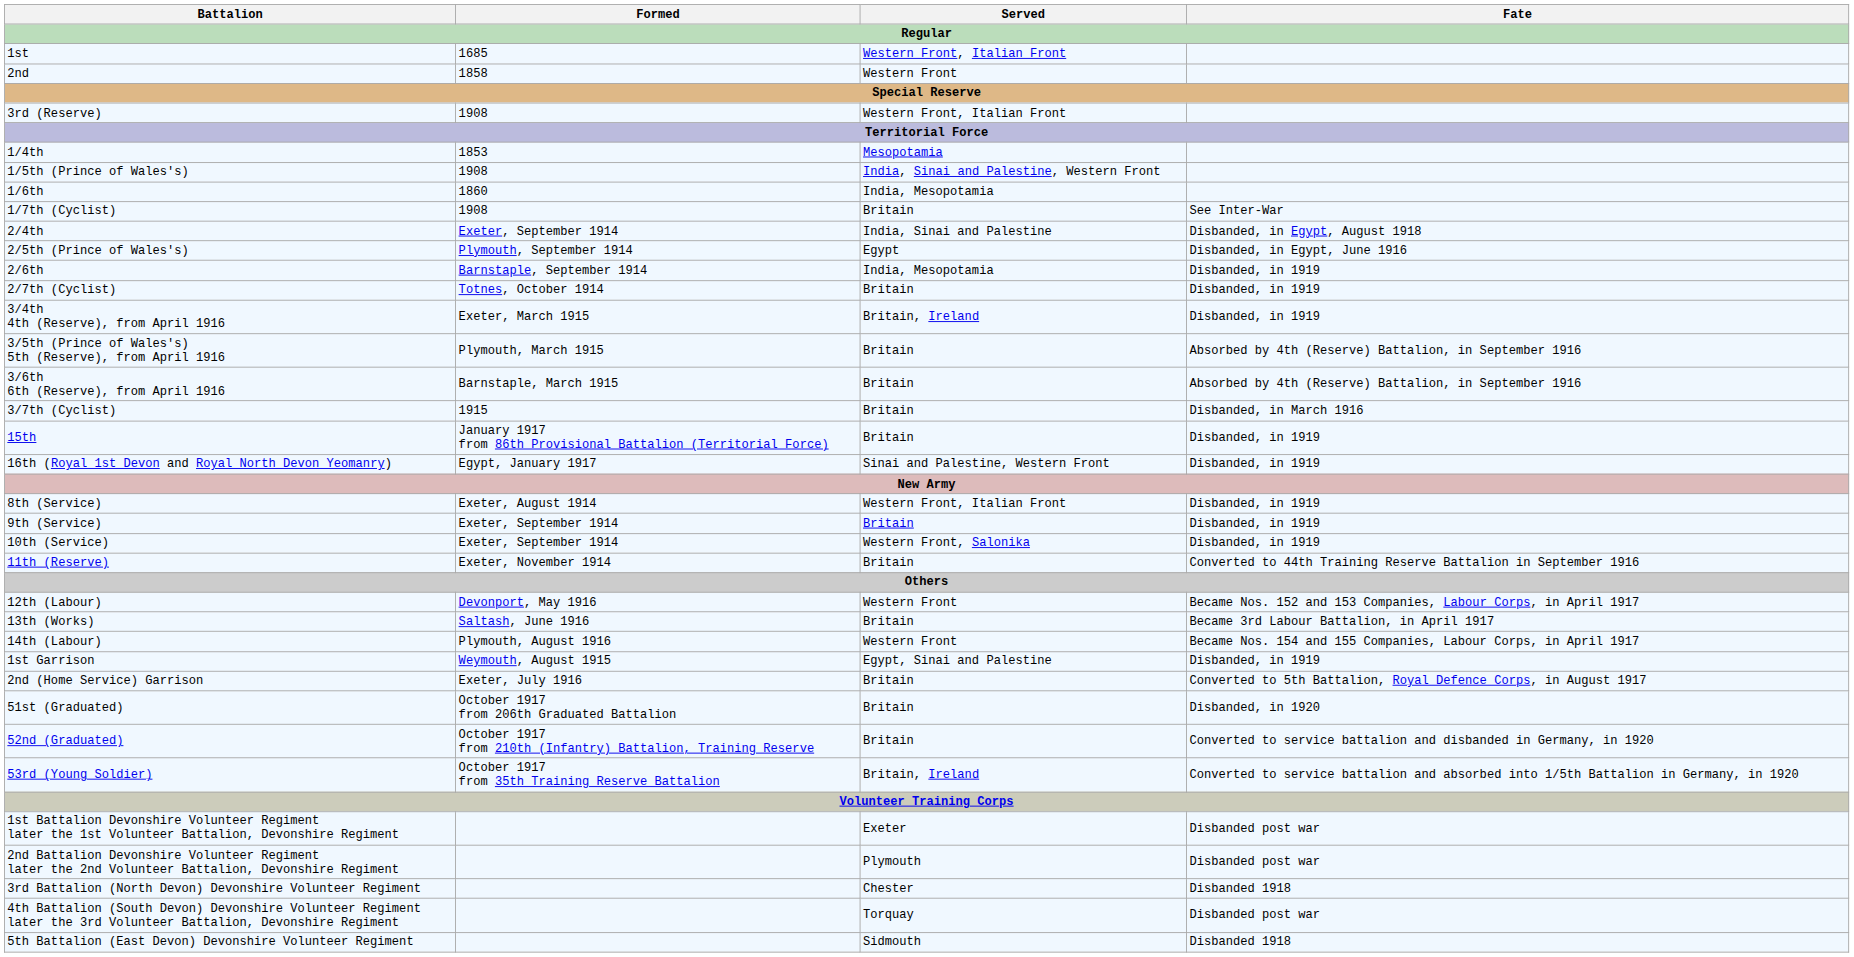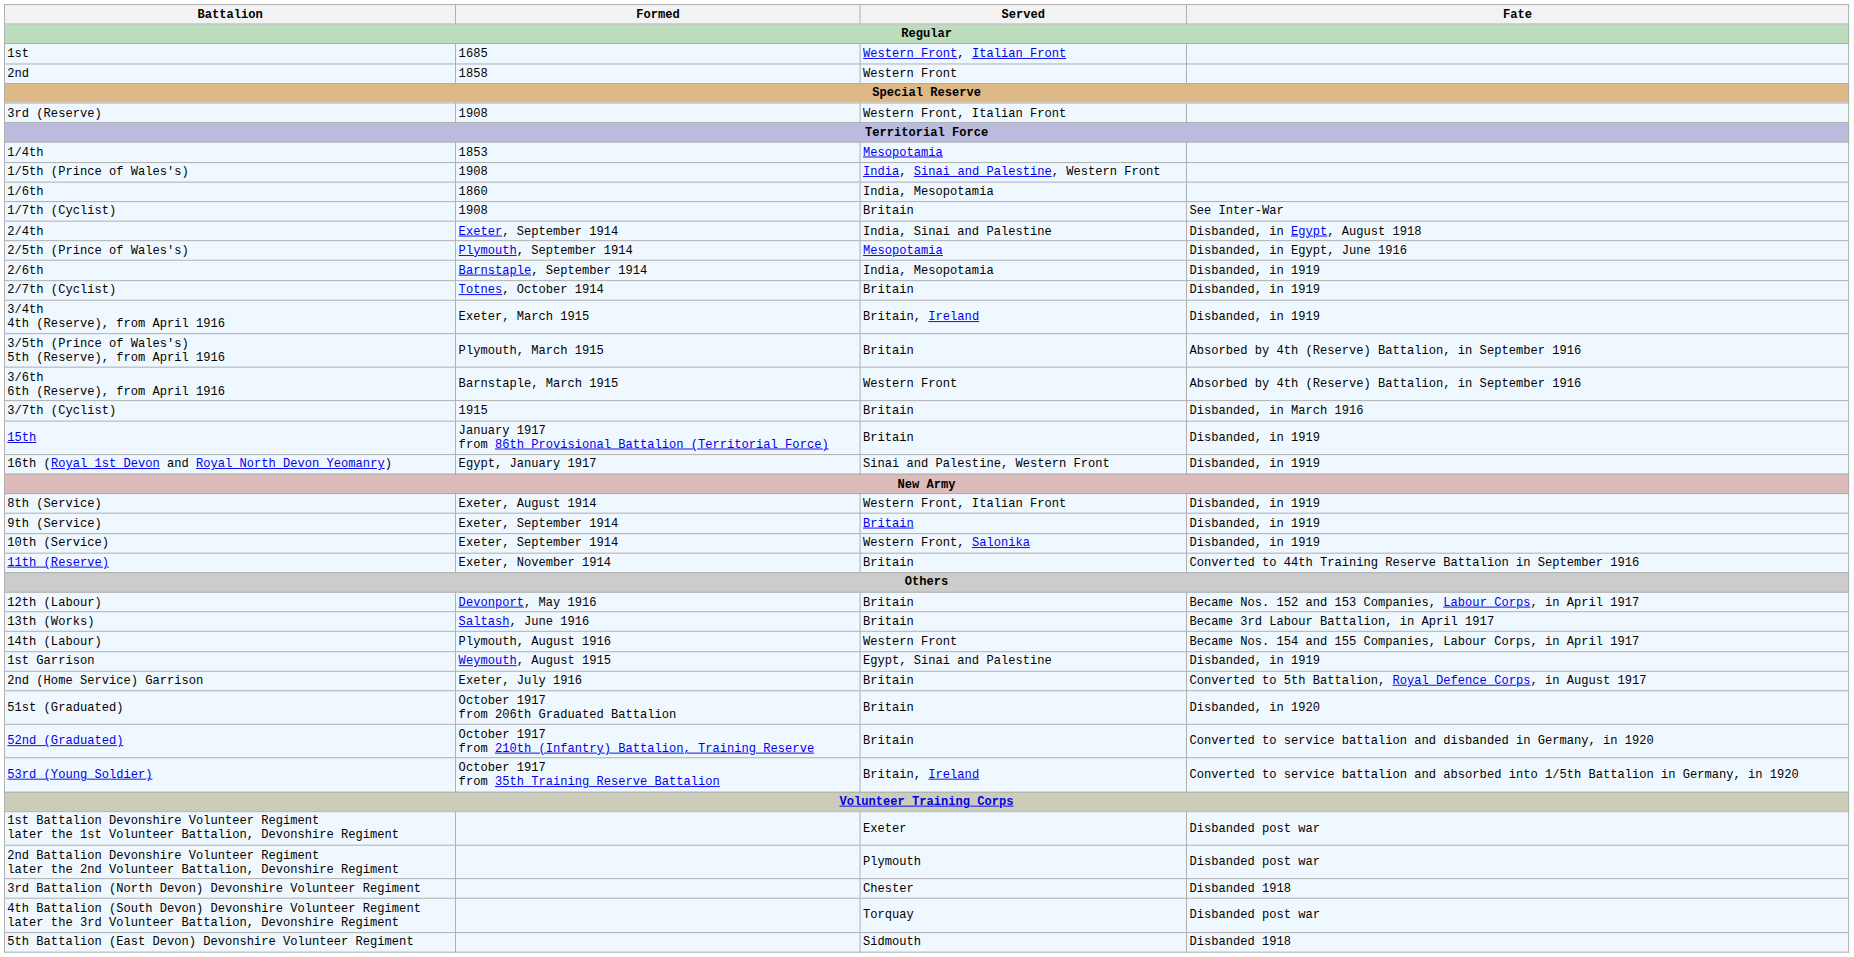(881, 251) Egypt -> (903, 251) Mesopotamia
(888, 384) Britain -> (910, 384) Western Front
(910, 602) Western Front -> (888, 602) Britain
